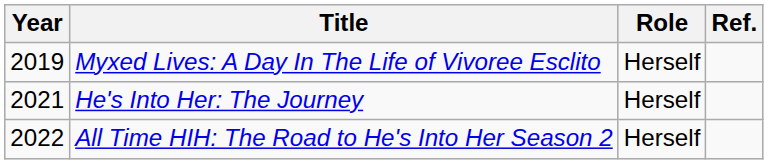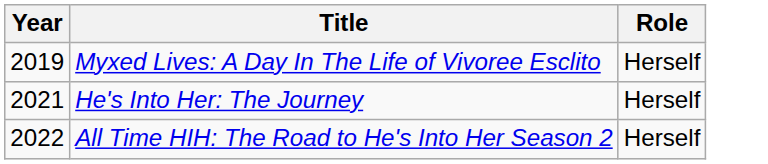- column: (734, 23)
